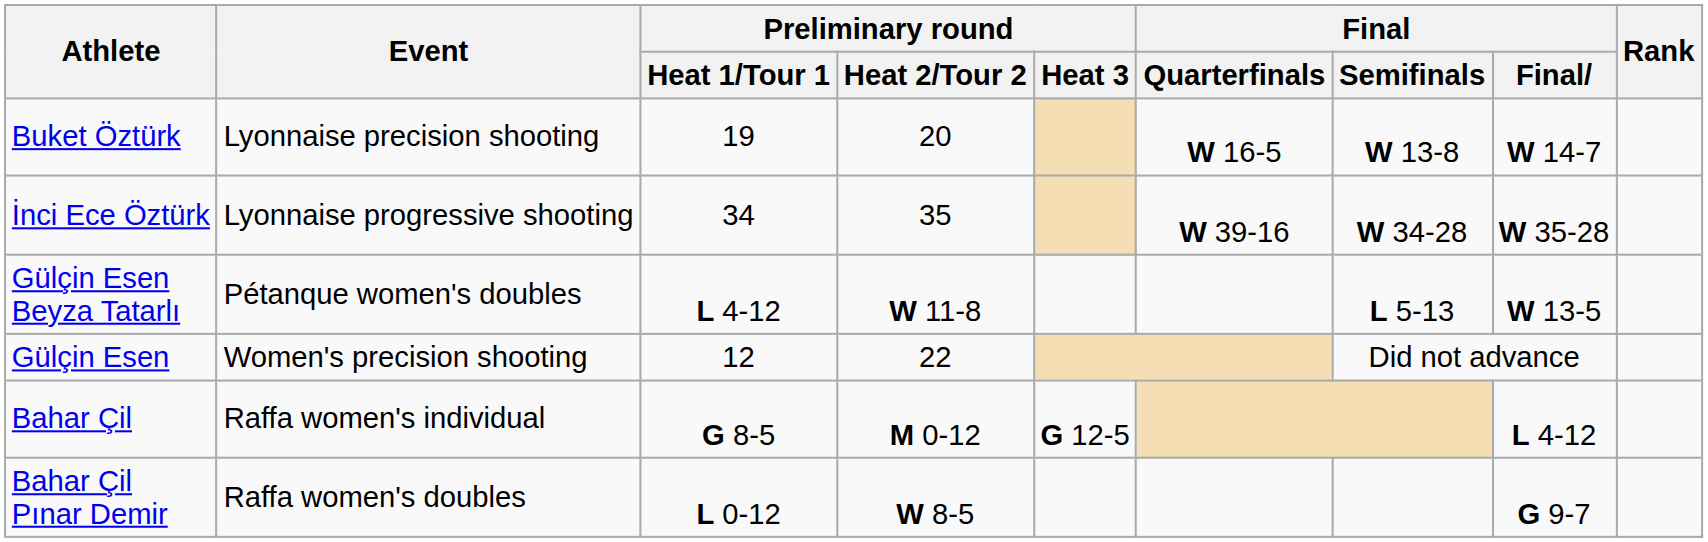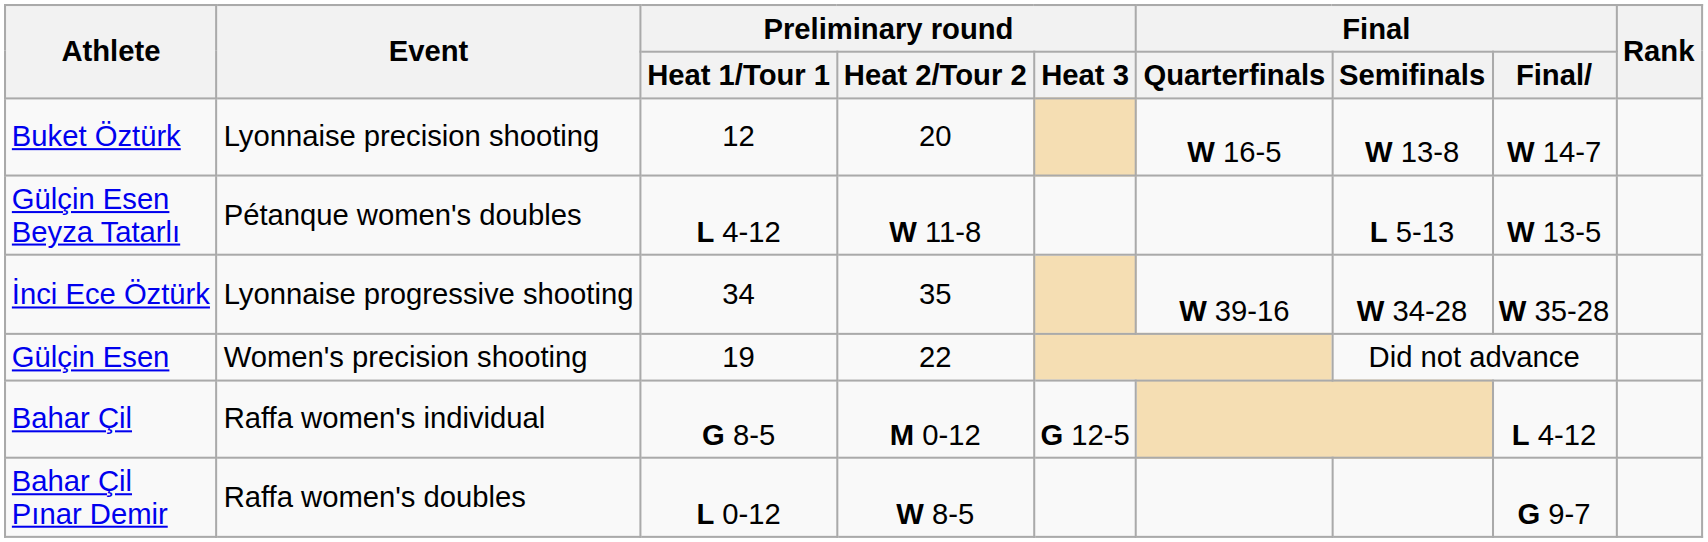(739, 137) 19 -> (739, 137) 12
rows swapped: (111, 216) <-> (96, 294)
(739, 357) 12 -> (739, 357) 19
